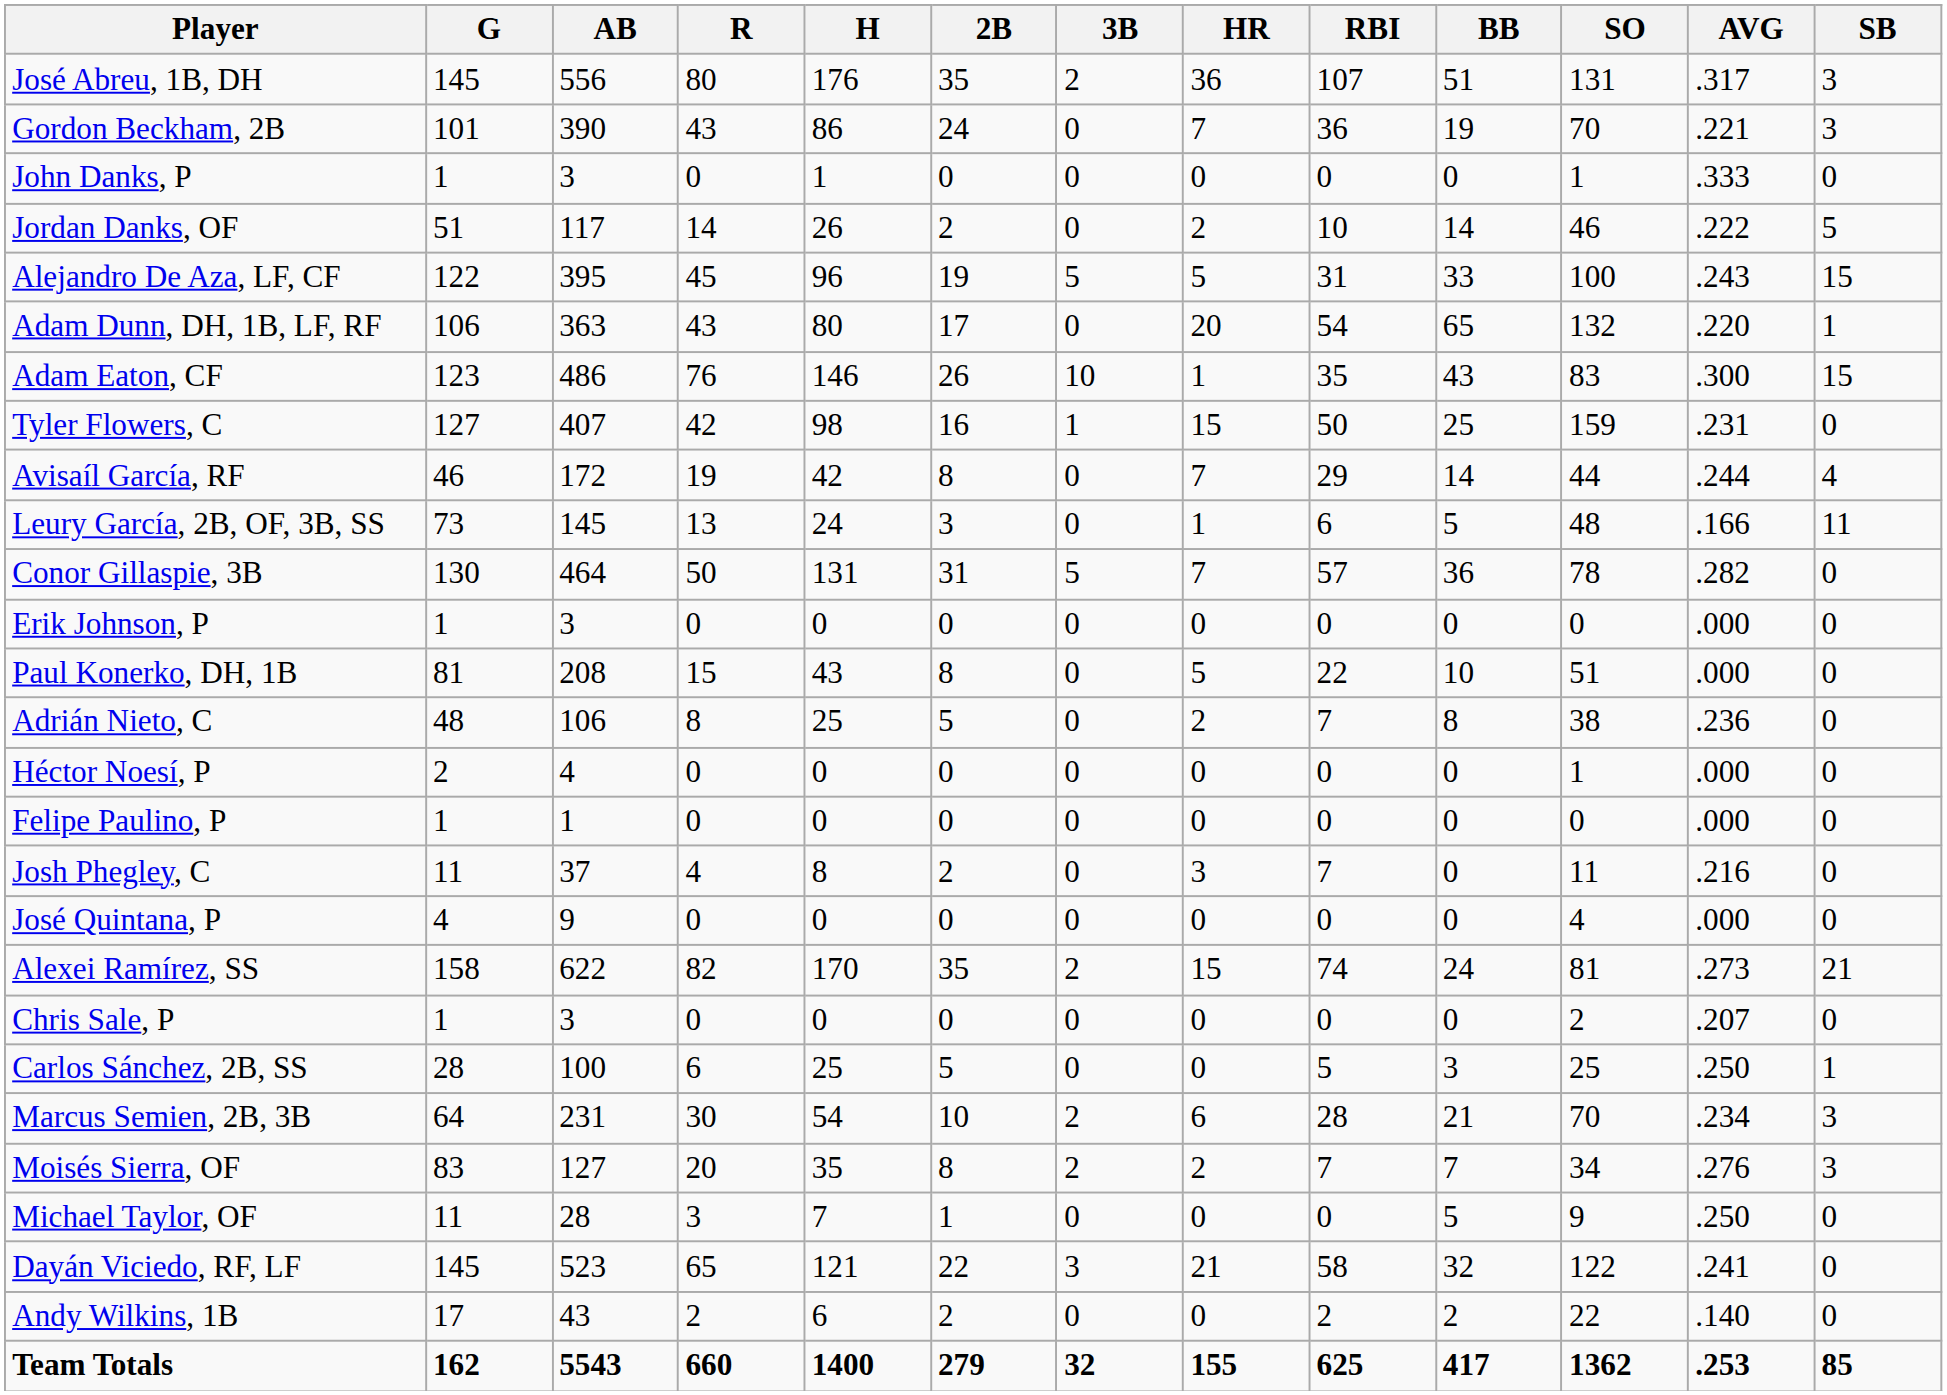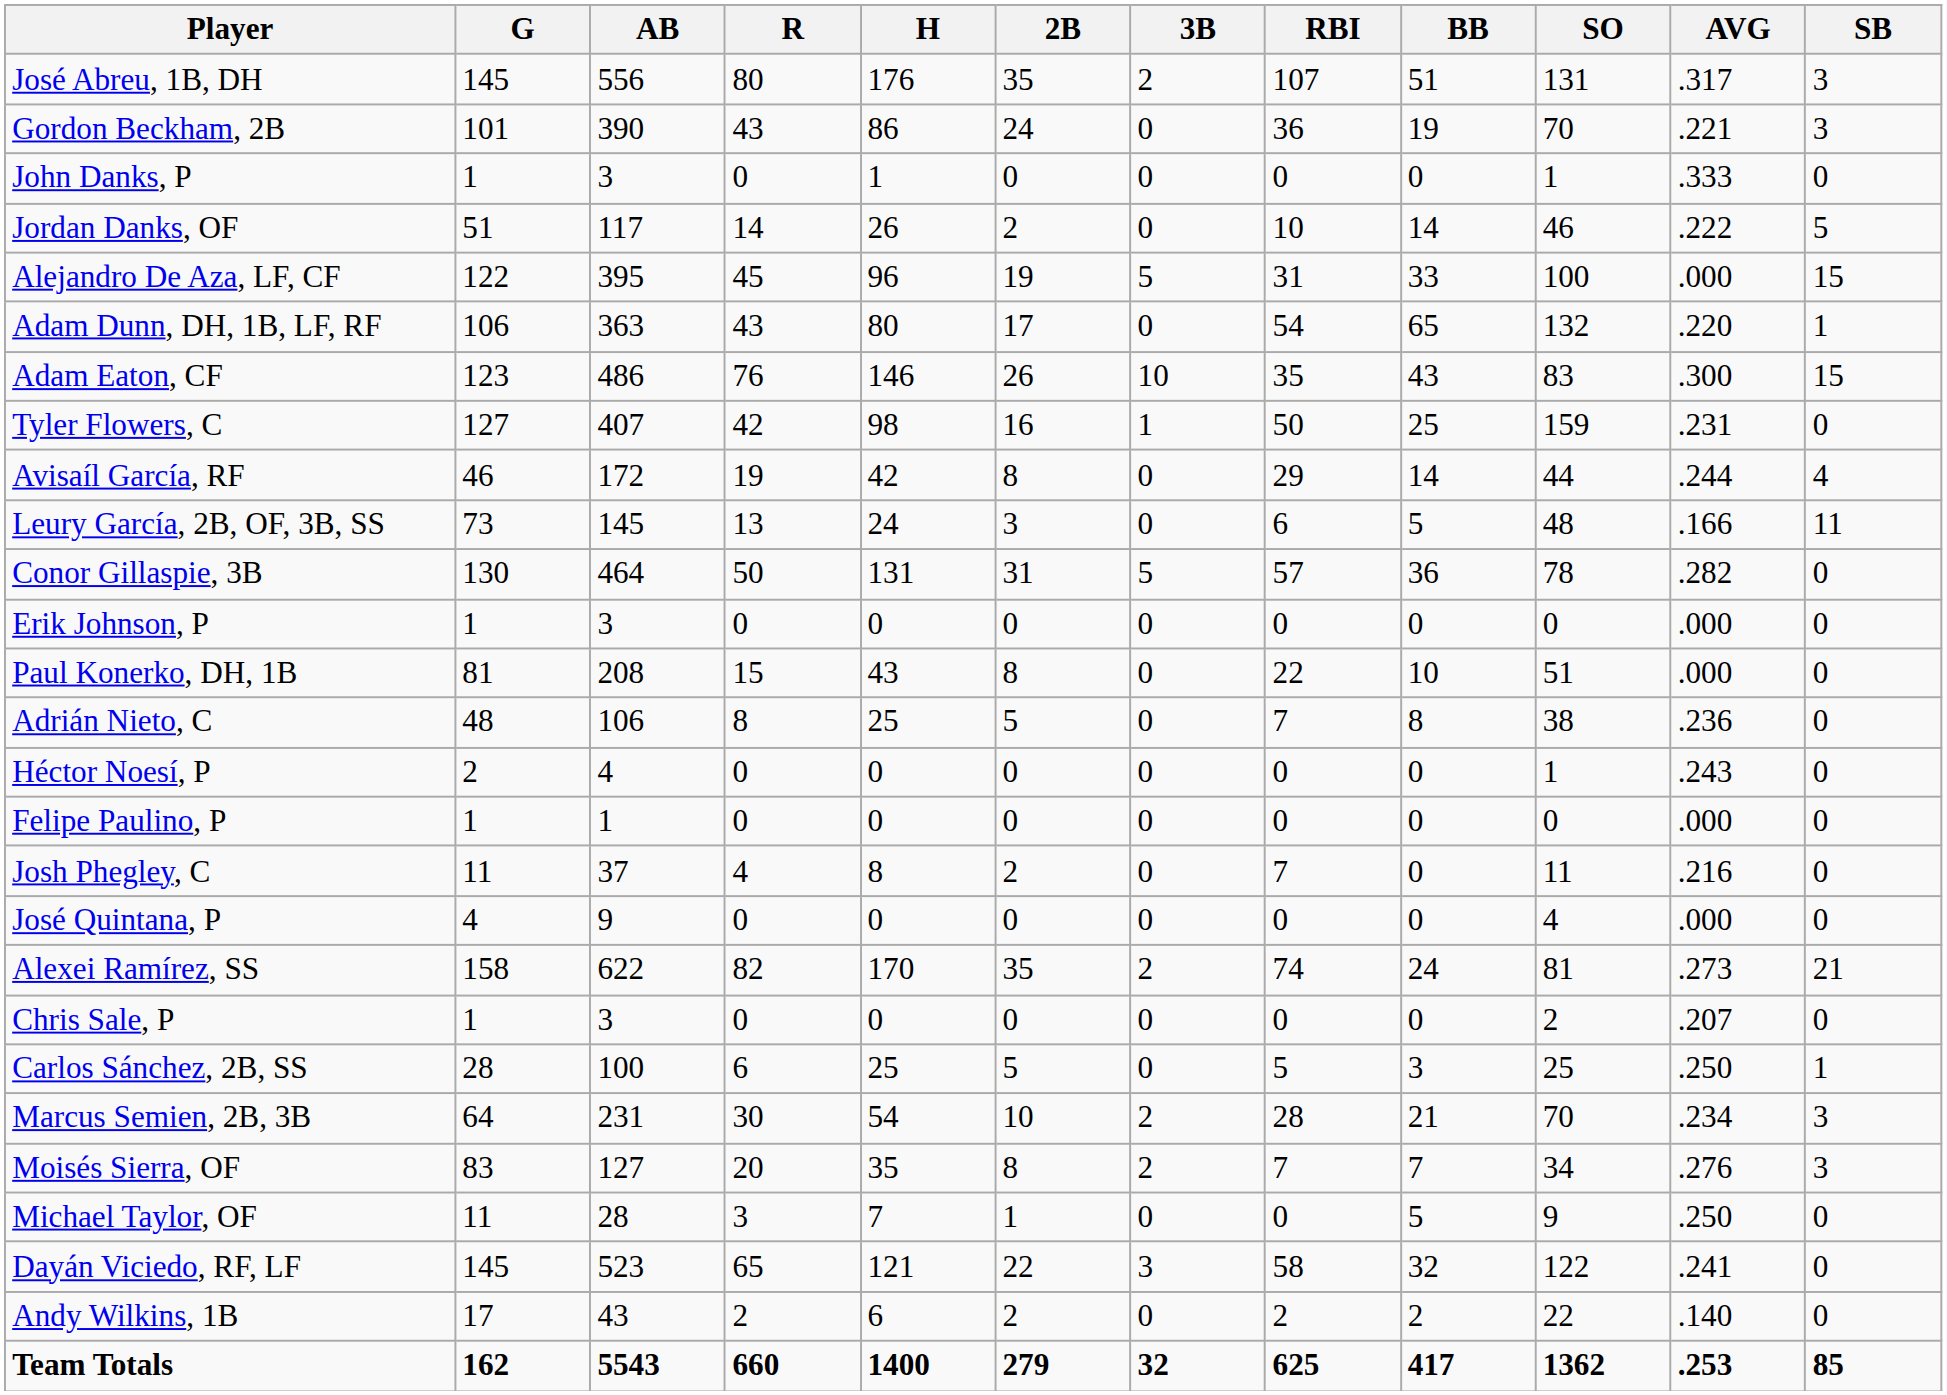- column: (1246, 29)
(1723, 276) .243 -> (1705, 276) .000
(1723, 771) .000 -> (1705, 771) .243
